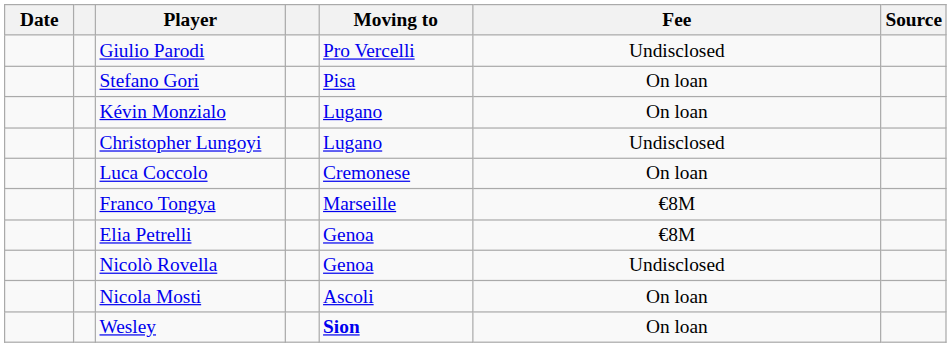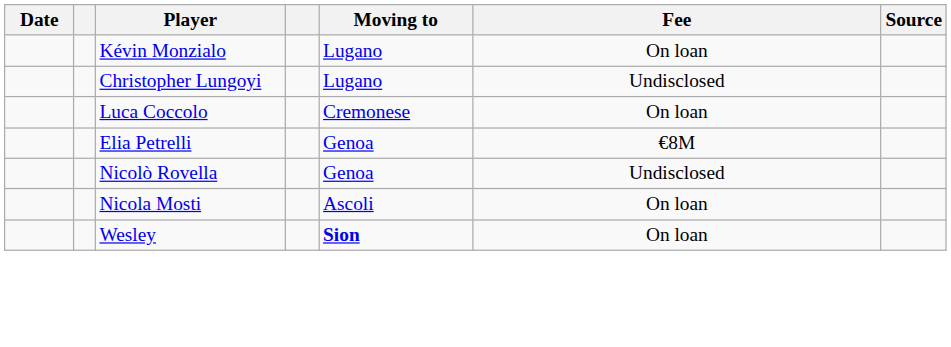- row: (152, 50)
- row: (149, 81)
- row: (158, 204)
